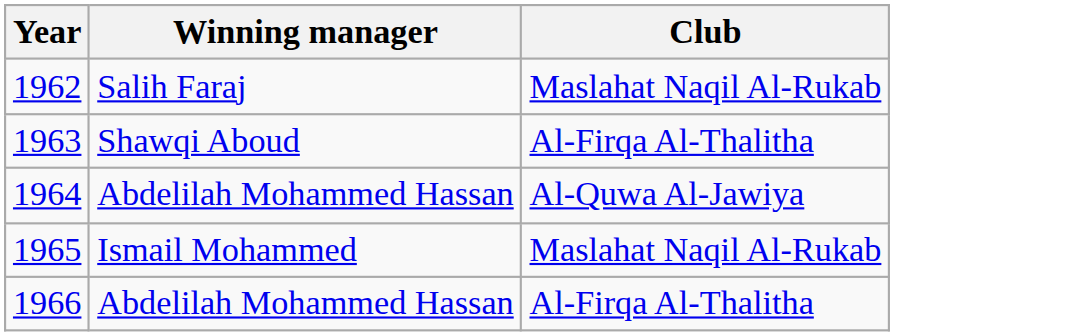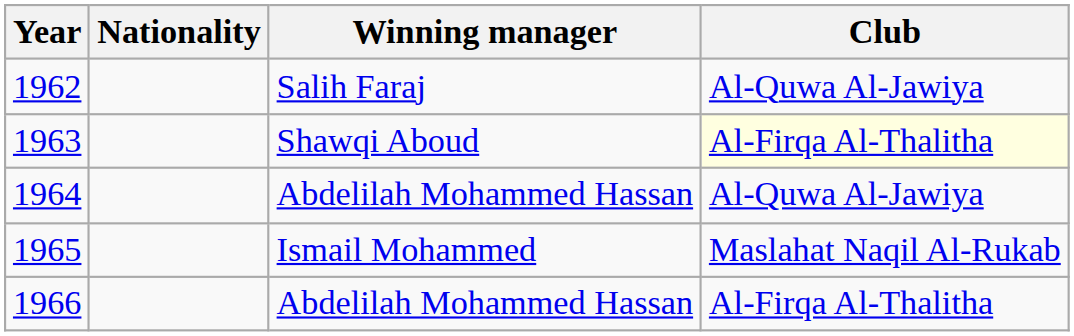+ column: (179, 31)
(705, 85) Maslahat Naqil Al-Rukab -> (846, 85) Al-Quwa Al-Jawiya
(672, 140) no background -> (851, 140) lightyellow background
